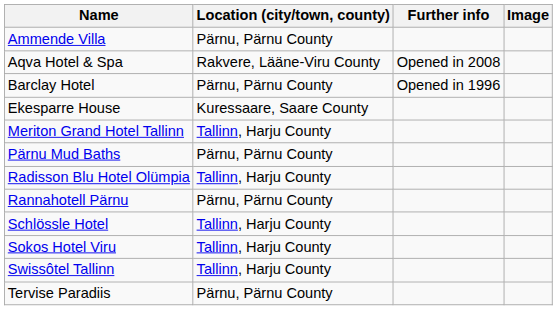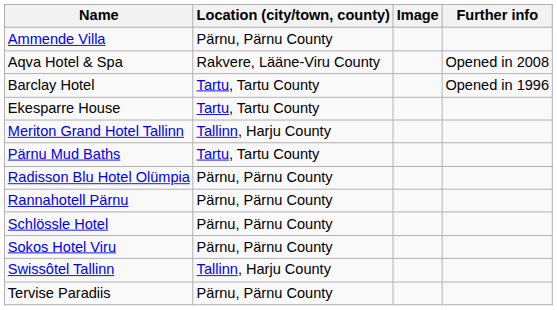columns swapped: (448, 16) <-> (528, 16)
(265, 85) Pärnu, Pärnu County -> (258, 85) Tartu, Tartu County
(282, 108) Kuressaare, Saare County -> (258, 108) Tartu, Tartu County
(265, 154) Pärnu, Pärnu County -> (258, 154) Tartu, Tartu County
(264, 177) Tallinn, Harju County -> (265, 177) Pärnu, Pärnu County
(264, 223) Tallinn, Harju County -> (265, 223) Pärnu, Pärnu County
(264, 246) Tallinn, Harju County -> (265, 246) Pärnu, Pärnu County
